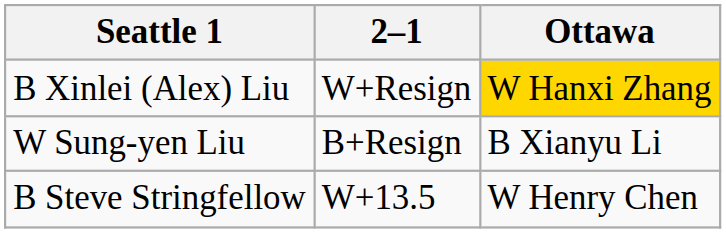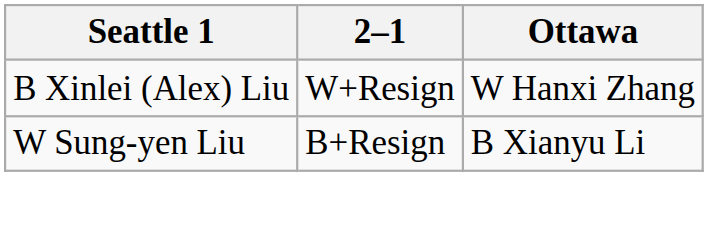(599, 87) gold background -> (583, 87) no background
- row: (159, 198)
